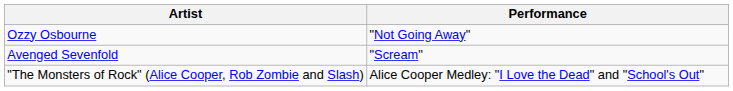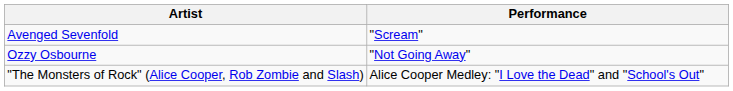rows swapped: (52, 34) <-> (63, 55)
